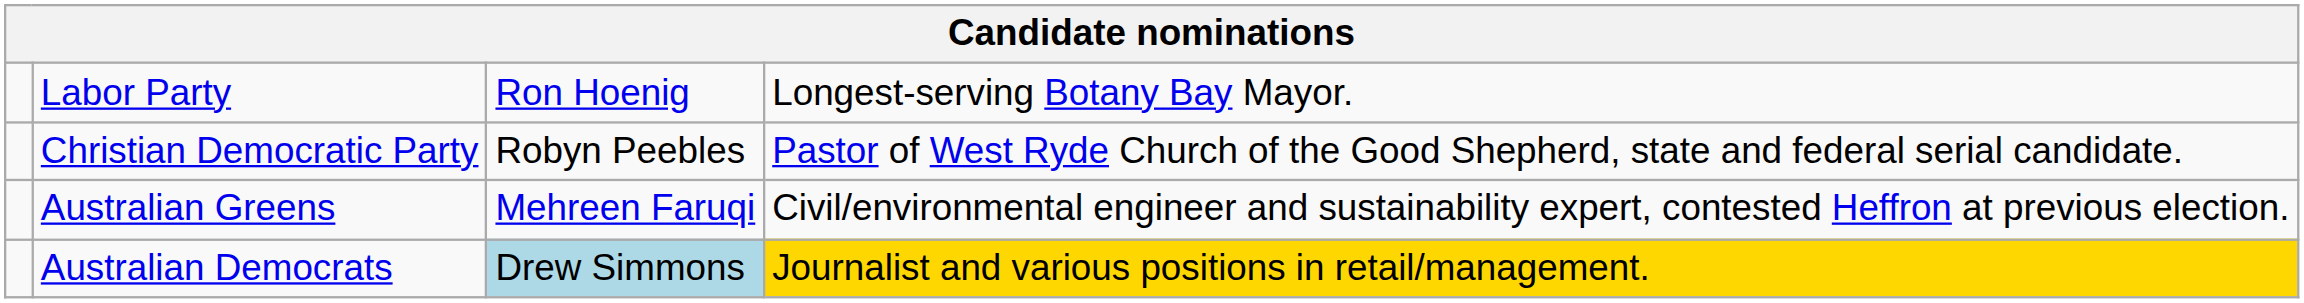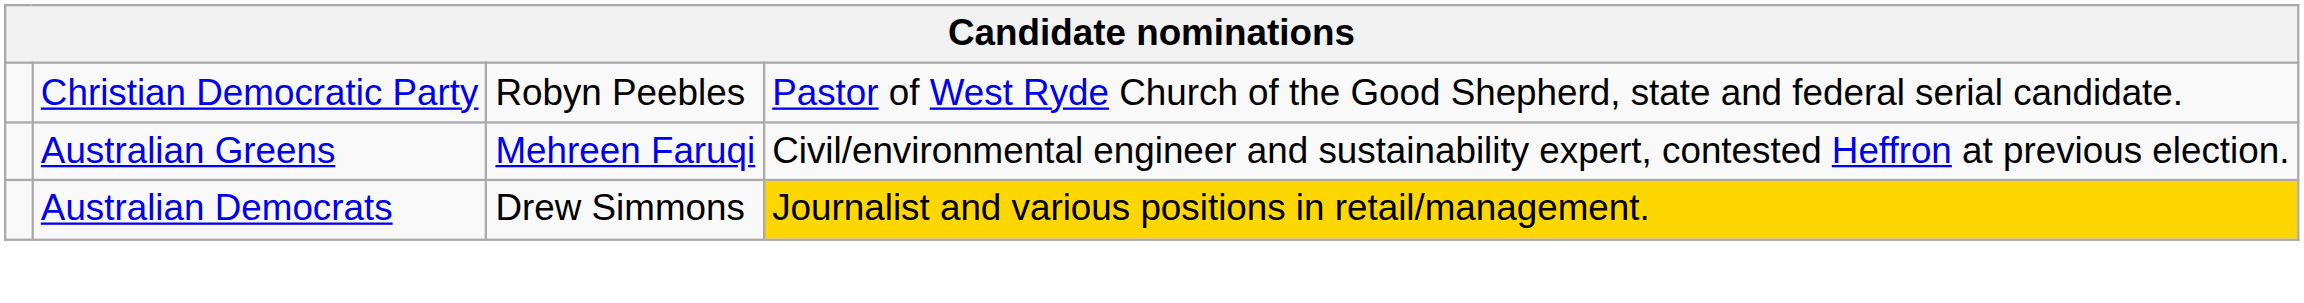- row: (136, 92)
(620, 267) lightblue background -> (620, 208) no background
